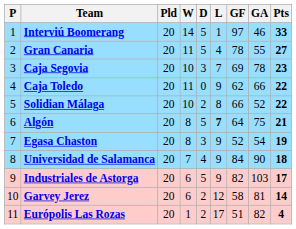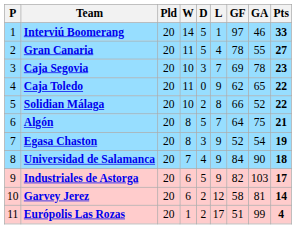(260, 86) 66 -> (260, 86) 65
(219, 123) bold -> (219, 123) normal
(260, 214) 82 -> (260, 214) 99
